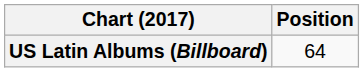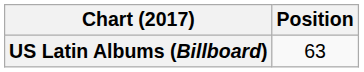(315, 50) 64 -> (315, 50) 63
